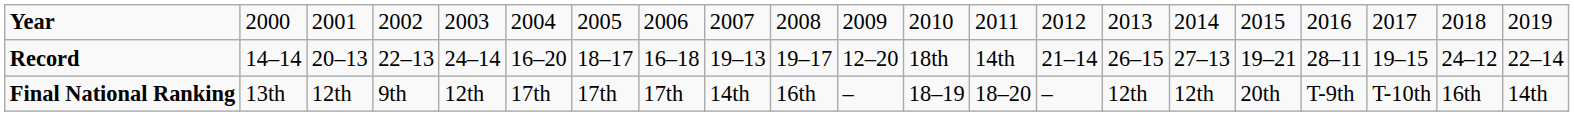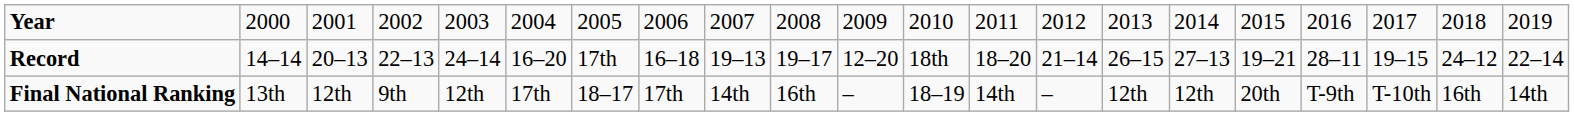(605, 57) 18–17 -> (597, 57) 17th
(995, 57) 14th -> (1003, 57) 18–20
(597, 93) 17th -> (605, 93) 18–17
(1003, 93) 18–20 -> (995, 93) 14th
